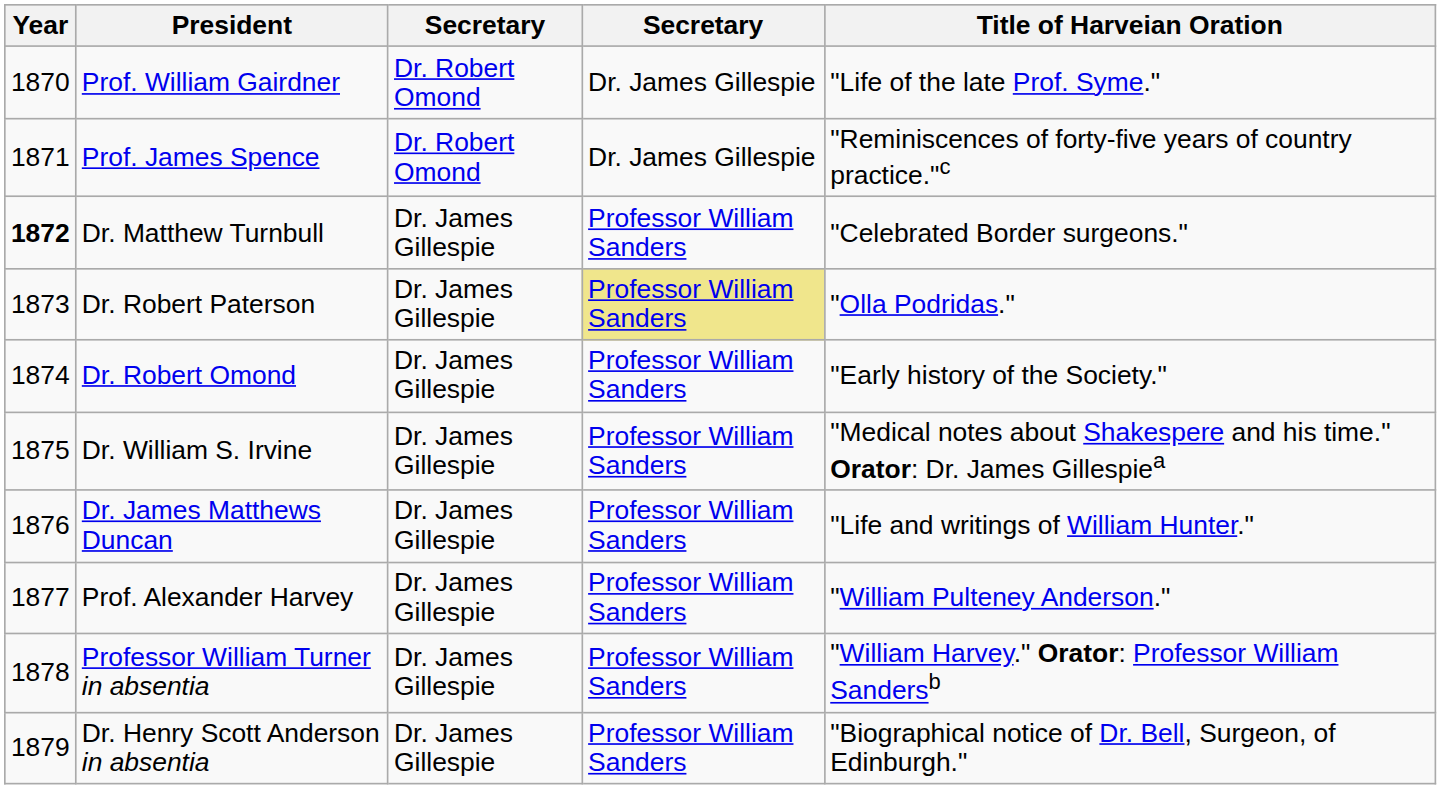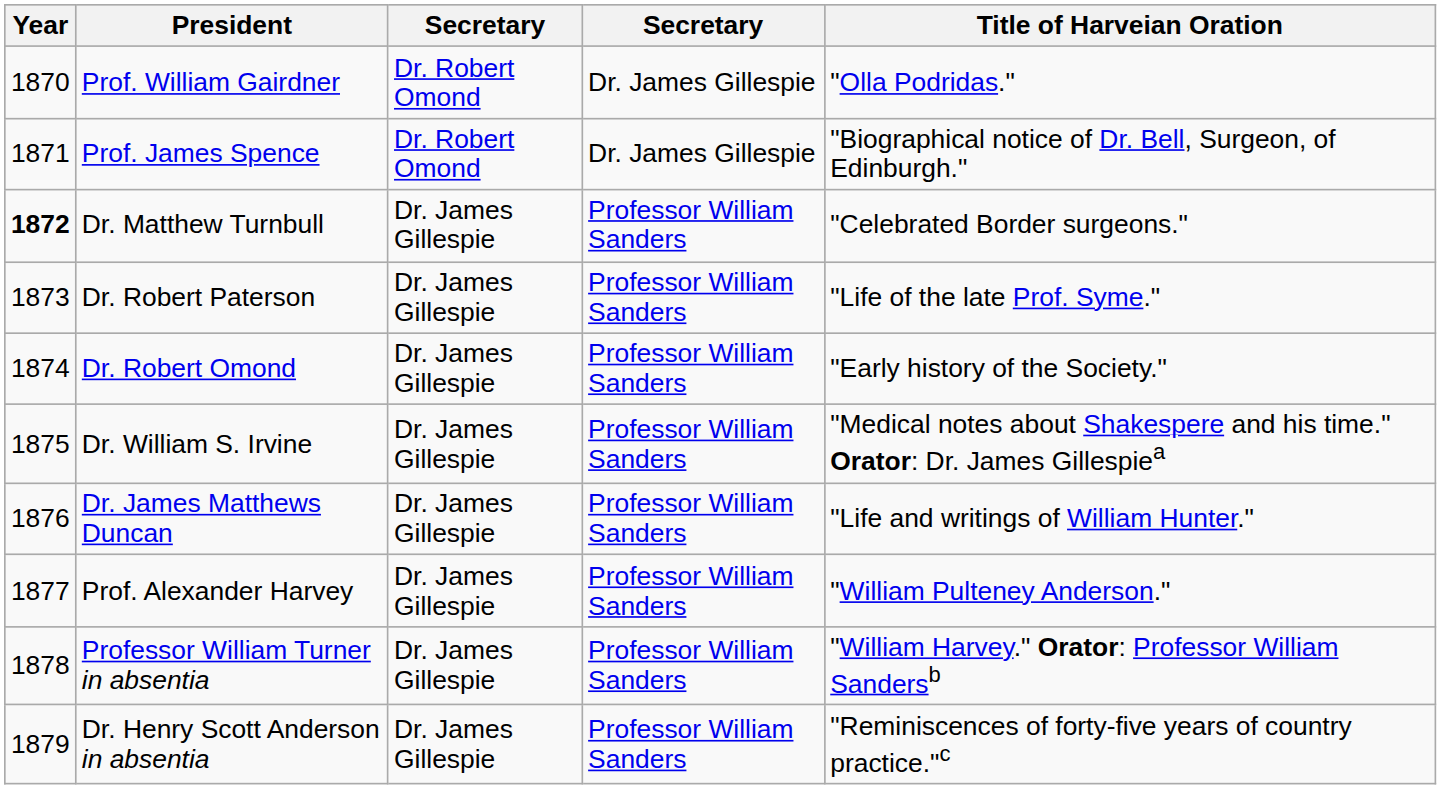(995, 82) "Life of the late Prof. Syme." -> (923, 82) "Olla Podridas."
(1091, 157) "Reminiscences of forty-five years of country practice."c -> (1083, 153) "Biographical notice of Dr. Bell, Surgeon, of Edinburgh."
(691, 304) khaki background -> (691, 296) no background
(923, 304) "Olla Podridas." -> (995, 296) "Life of the late Prof. Syme."
(1083, 747) "Biographical notice of Dr. Bell, Surgeon, of Edinburgh." -> (1091, 744) "Reminiscences of forty-five years of country practice."c
